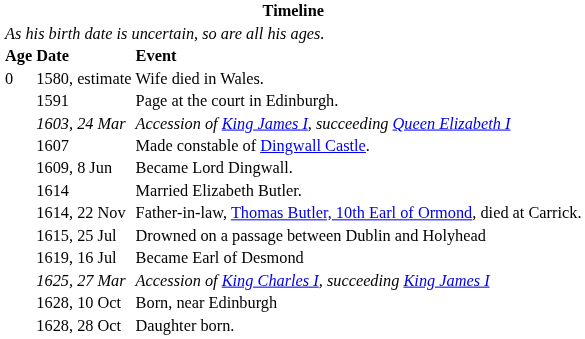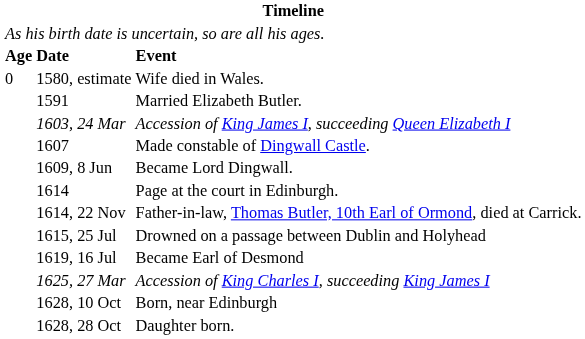(237, 100) Page at the court in Edinburgh. -> (219, 100) Married Elizabeth Butler.
(219, 190) Married Elizabeth Butler. -> (237, 190) Page at the court in Edinburgh.
